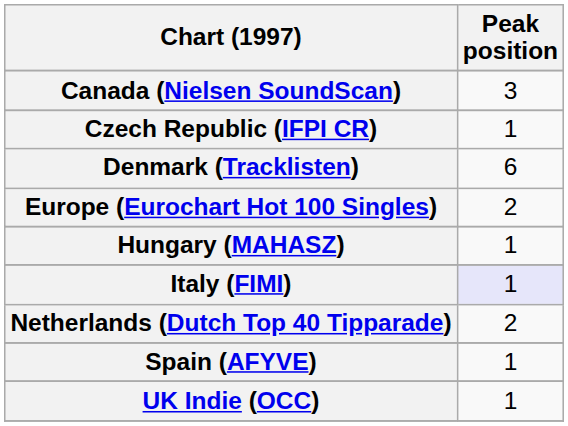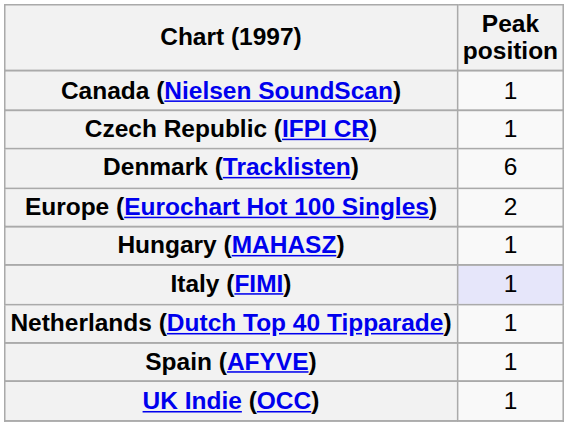(510, 90) 3 -> (510, 90) 1
(510, 323) 2 -> (510, 323) 1
